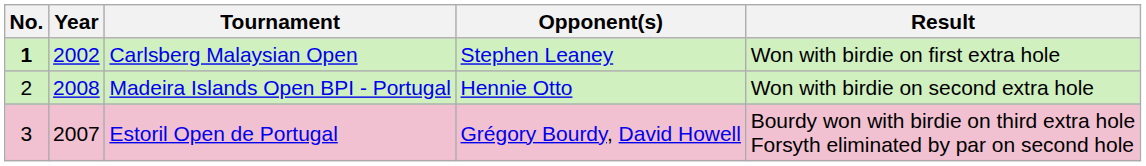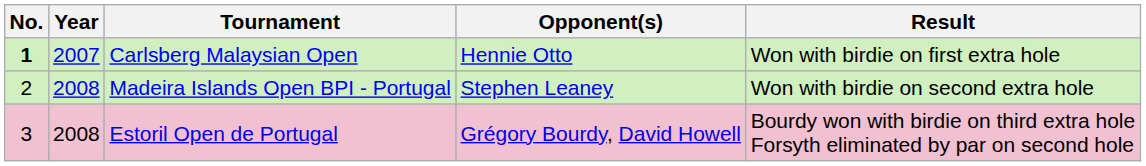(76, 55) 2002 -> (76, 55) 2007
(537, 55) Stephen Leaney -> (516, 55) Hennie Otto
(516, 88) Hennie Otto -> (537, 88) Stephen Leaney
(76, 133) 2007 -> (76, 133) 2008
